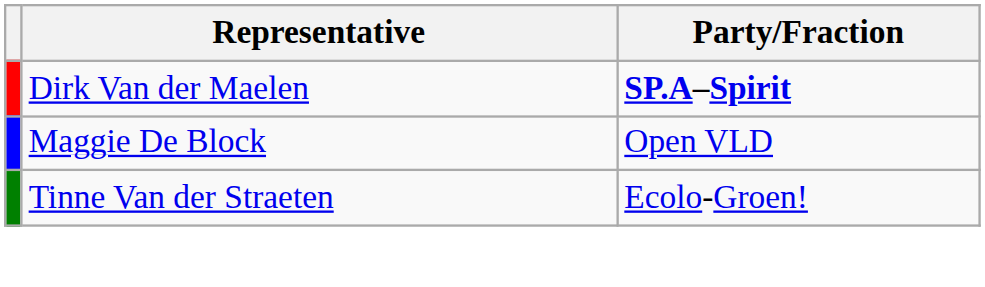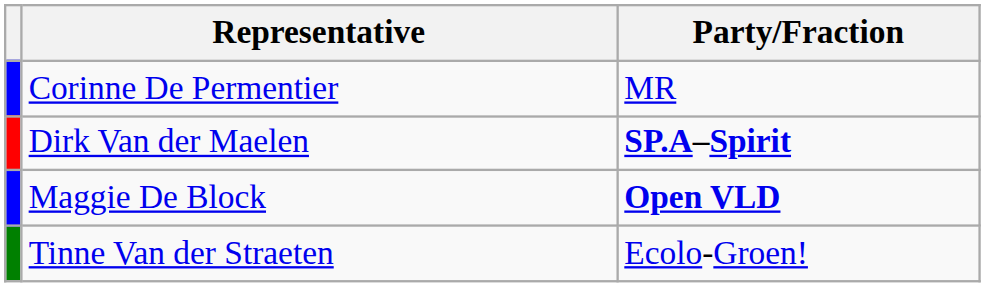+ row: (183, 87)
(699, 142) normal -> (702, 197) bold
